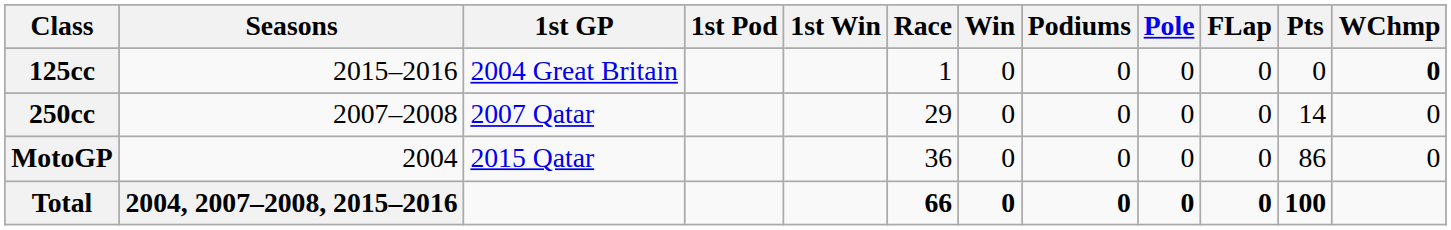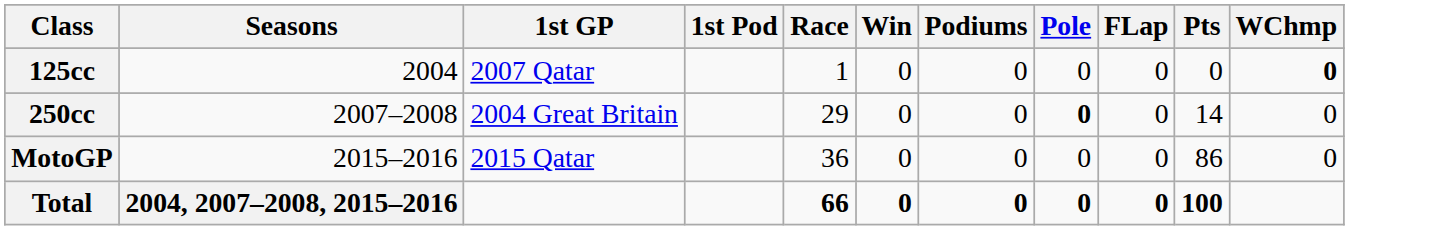- column: (836, 26)
(395, 70) 2015–2016 -> (430, 70) 2004
(574, 70) 2004 Great Britain -> (532, 70) 2007 Qatar
(532, 114) 2007 Qatar -> (574, 114) 2004 Great Britain
(1188, 114) normal -> (1084, 114) bold
(430, 158) 2004 -> (395, 158) 2015–2016
